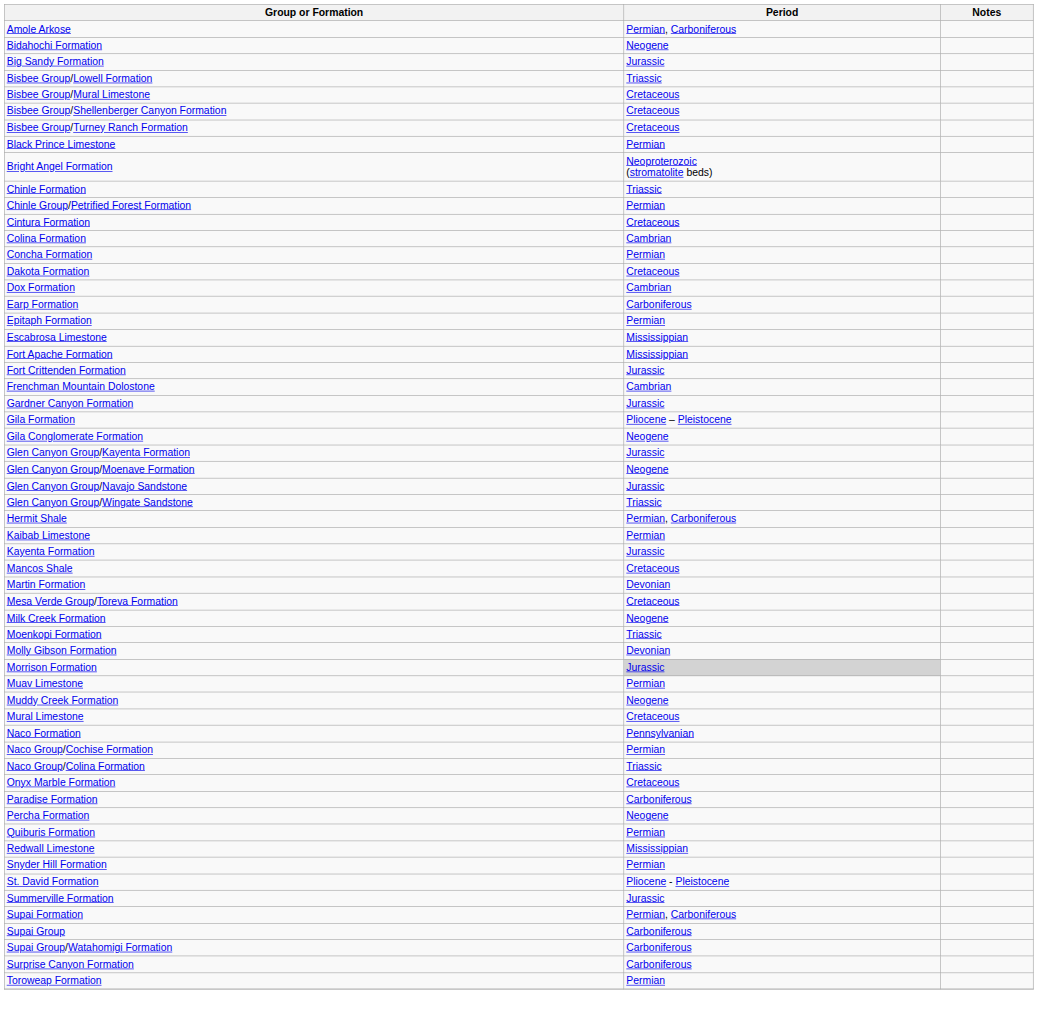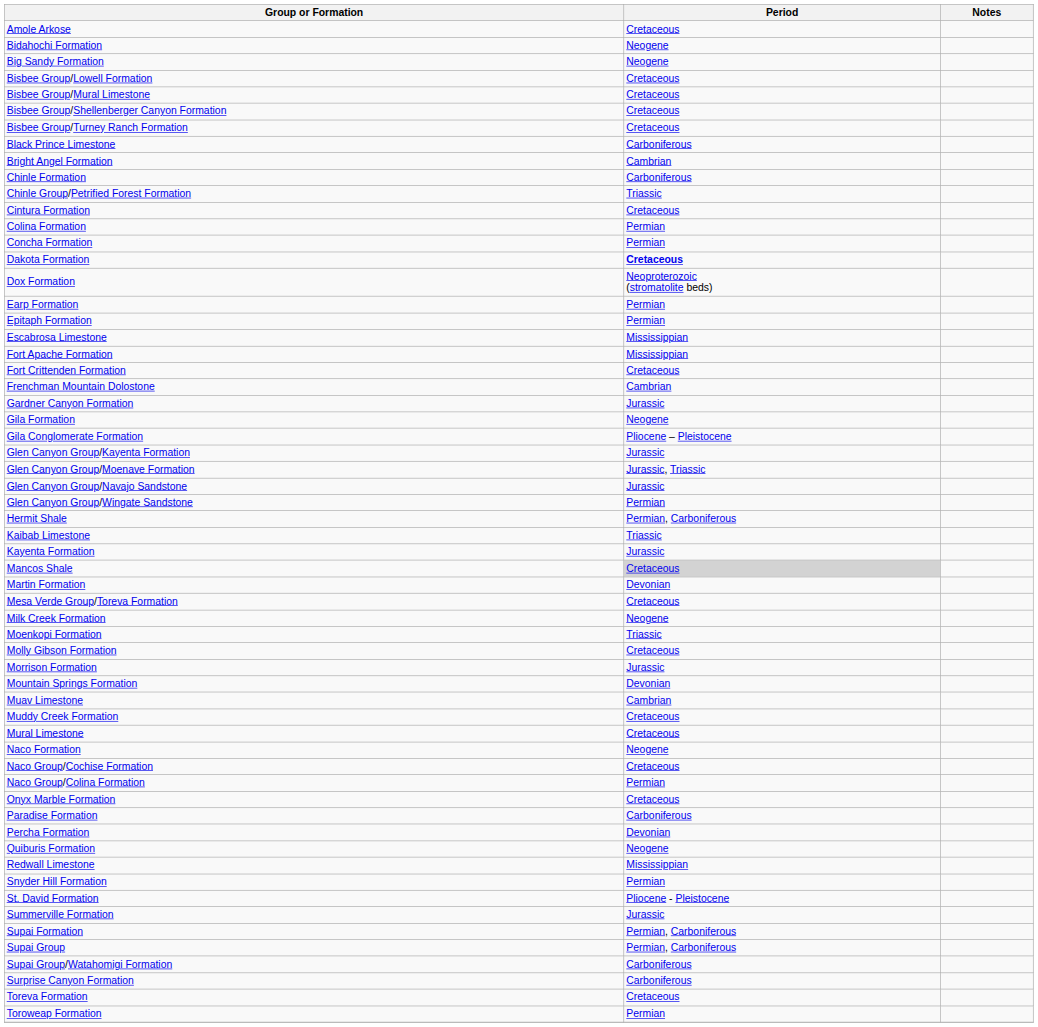(681, 29) Permian, Carboniferous -> (653, 29) Cretaceous
(645, 62) Jurassic -> (647, 62) Neogene
(644, 78) Triassic -> (653, 78) Cretaceous
(646, 144) Permian -> (659, 144) Carboniferous
(669, 167) Neoproterozoic (stromatolite beds) -> (649, 161) Cambrian
(644, 189) Triassic -> (659, 177) Carboniferous
(646, 205) Permian -> (644, 194) Triassic
(649, 238) Cambrian -> (646, 227) Permian
(653, 271) normal -> (655, 260) bold
(649, 288) Cambrian -> (669, 282) Neoproterozoic (stromatolite beds)
(659, 304) Carboniferous -> (646, 304) Permian
(645, 370) Jurassic -> (653, 370) Cretaceous
(679, 420) Pliocene – Pleistocene -> (647, 420) Neogene
(647, 436) Neogene -> (679, 436) Pliocene – Pleistocene
(647, 469) Neogene -> (666, 469) Jurassic, Triassic
(644, 502) Triassic -> (646, 502) Permian
(646, 535) Permian -> (644, 535) Triassic
(653, 568) no background -> (653, 568) lightgrey background
(648, 651) Devonian -> (653, 651) Cretaceous
(645, 667) lightgrey background -> (645, 667) no background
+ row: (72, 684)
(646, 684) Permian -> (649, 700) Cambrian
(647, 700) Neogene -> (653, 717) Cretaceous
(660, 733) Pennsylvanian -> (647, 750) Neogene
(646, 750) Permian -> (653, 766) Cretaceous
(644, 766) Triassic -> (646, 783) Permian
(647, 816) Neogene -> (648, 832) Devonian
(646, 832) Permian -> (647, 849) Neogene
(659, 931) Carboniferous -> (681, 948) Permian, Carboniferous
+ row: (47, 997)
